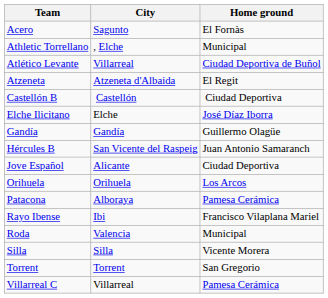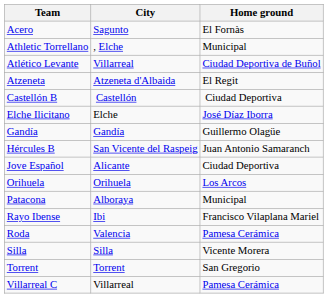(241, 200) Pamesa Cerámica -> (224, 200) Municipal
(224, 234) Municipal -> (241, 234) Pamesa Cerámica
